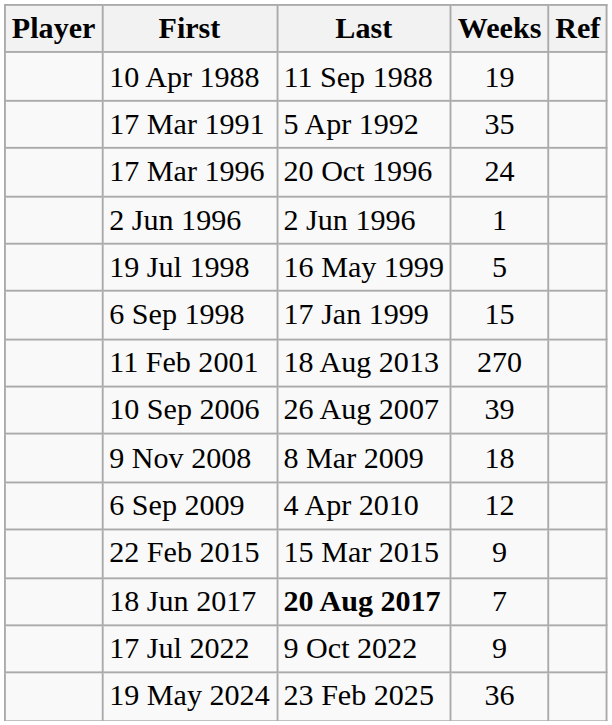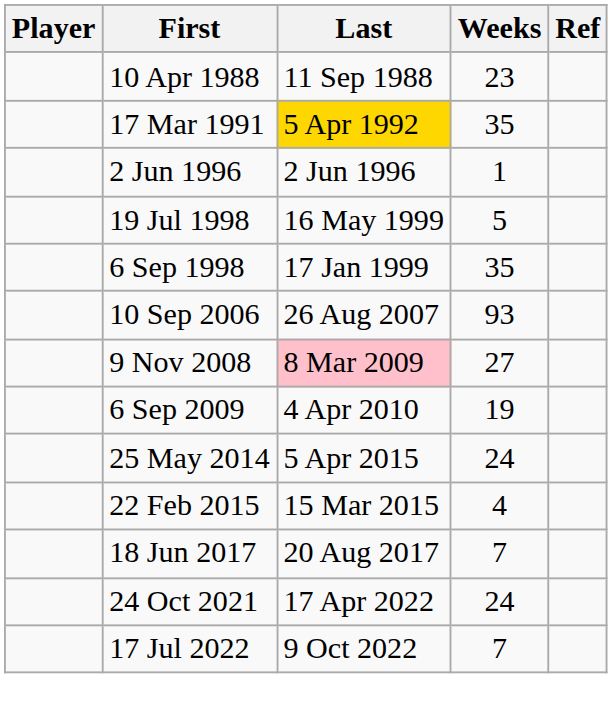(500, 76) 19 -> (500, 76) 23
(351, 123) no background -> (351, 123) gold background
- row: (187, 171)
(500, 314) 15 -> (500, 266) 35
- row: (184, 362)
(500, 409) 39 -> (500, 314) 93
(354, 457) no background -> (354, 362) pink background
(500, 457) 18 -> (500, 362) 27
(500, 505) 12 -> (500, 409) 19
+ row: (189, 457)
(500, 553) 9 -> (500, 505) 4
(362, 600) bold -> (361, 553) normal
+ row: (184, 600)
(500, 648) 9 -> (500, 648) 7
- row: (189, 696)
